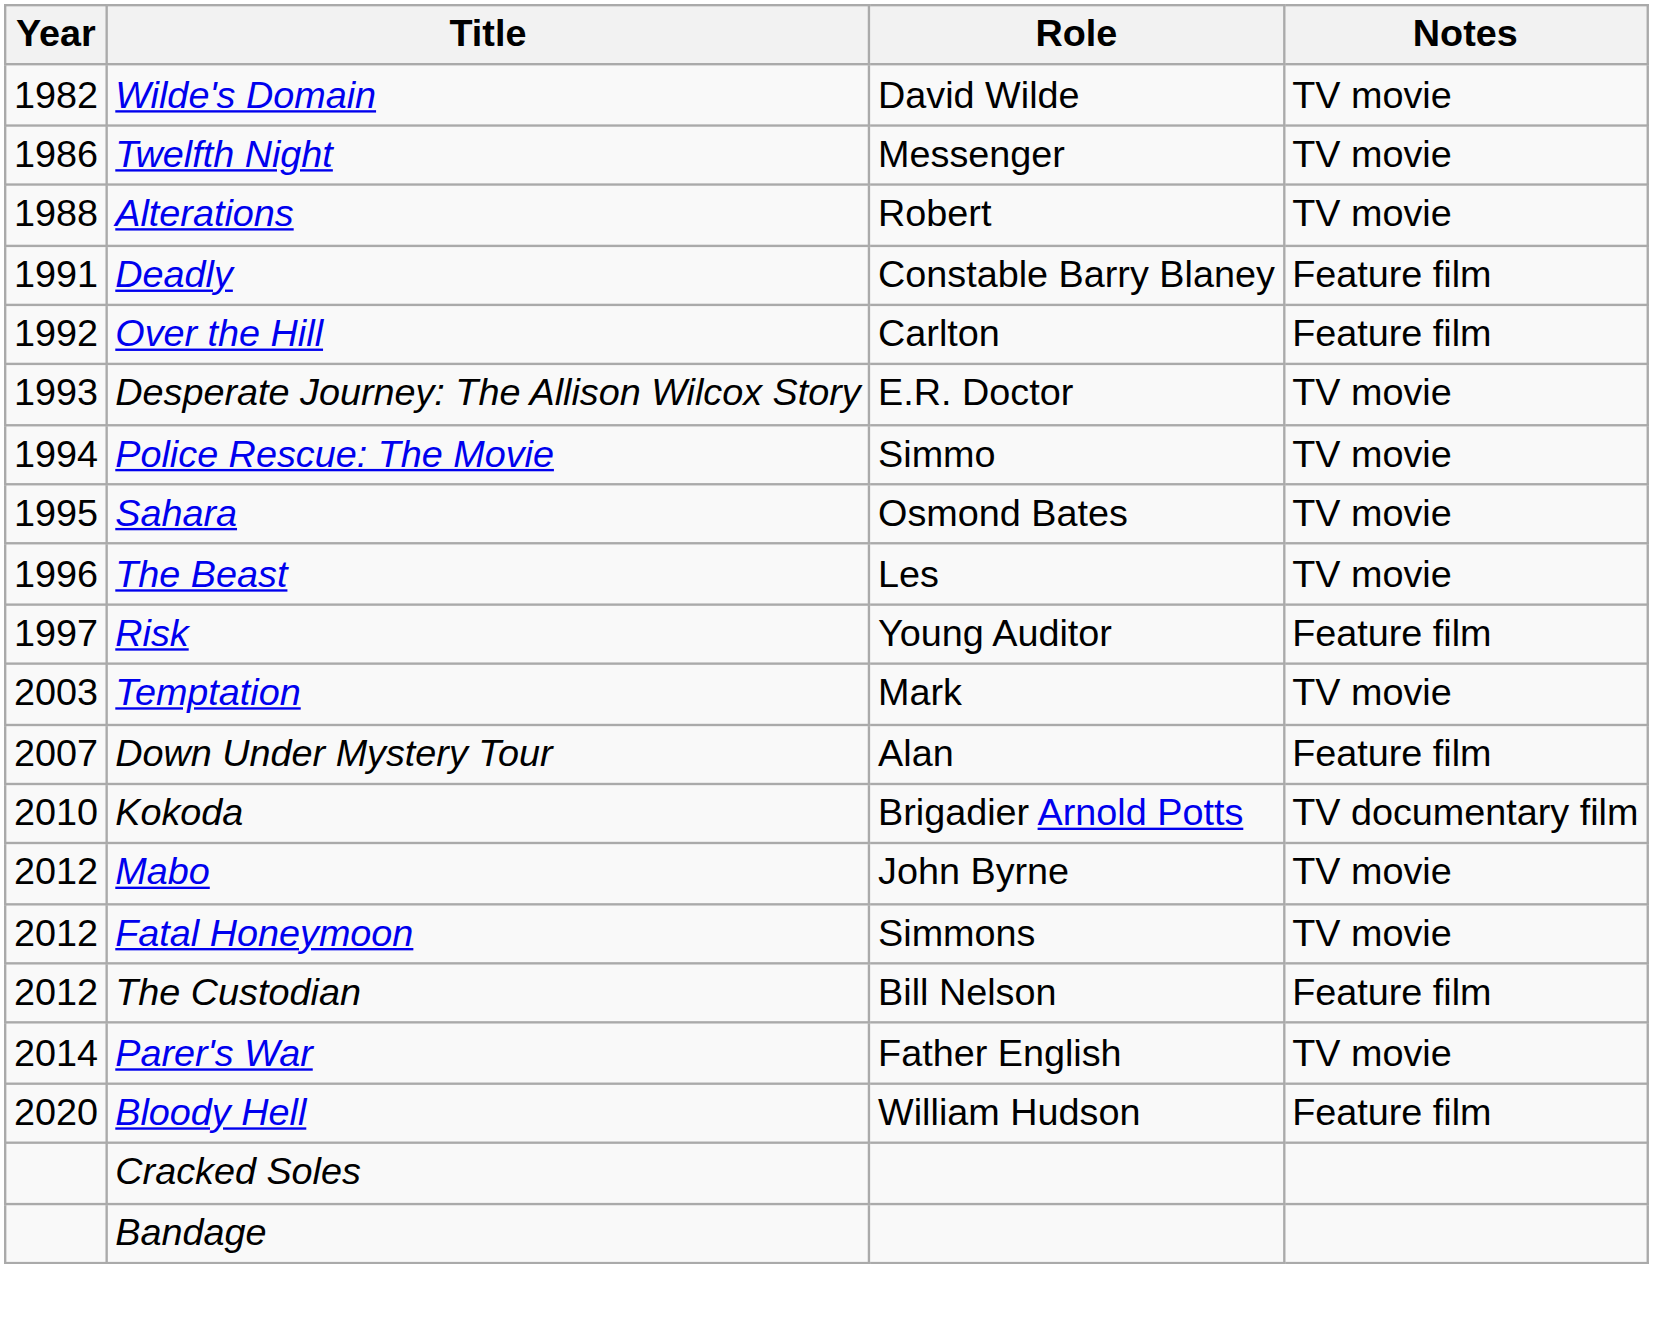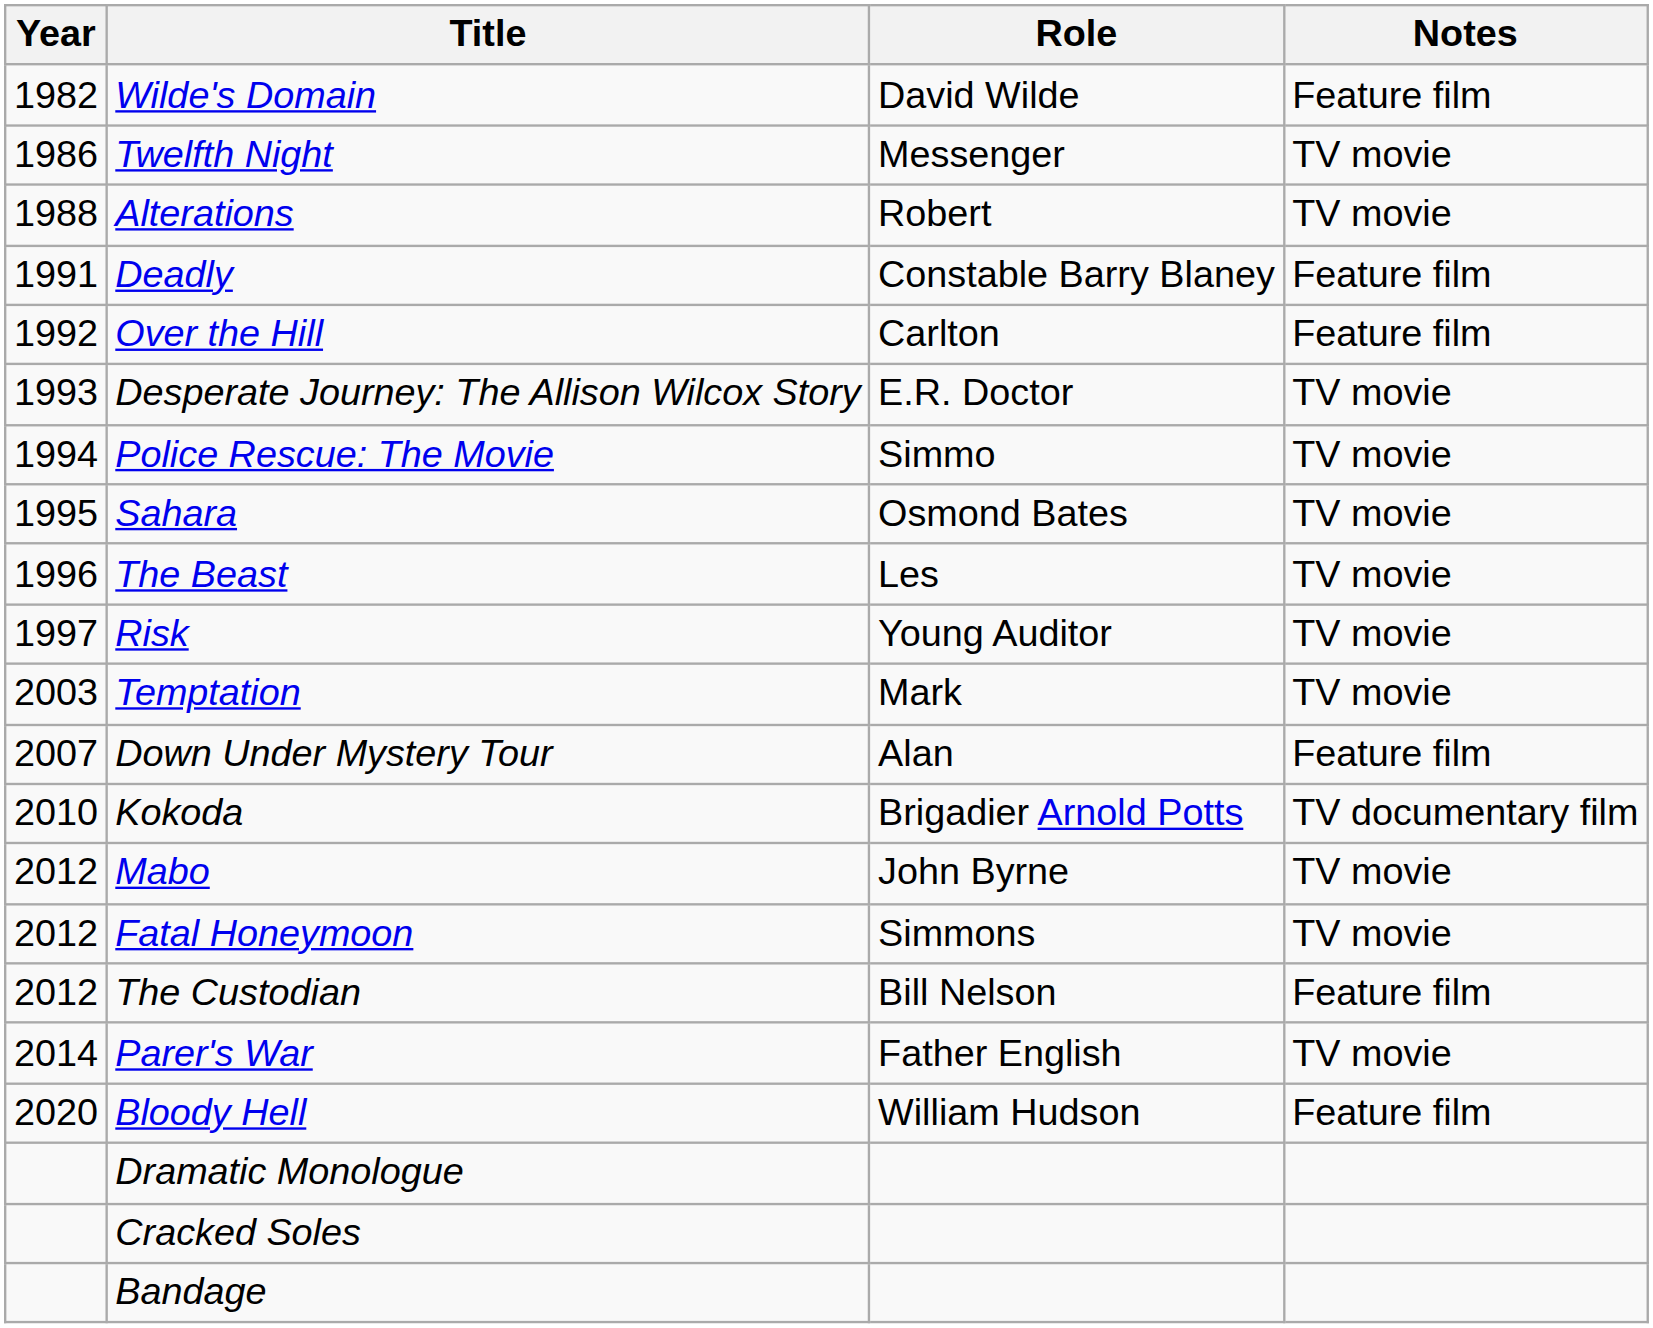(1372, 94) TV movie -> (1392, 94) Feature film
(1392, 633) Feature film -> (1372, 633) TV movie
+ row: (289, 1172)
